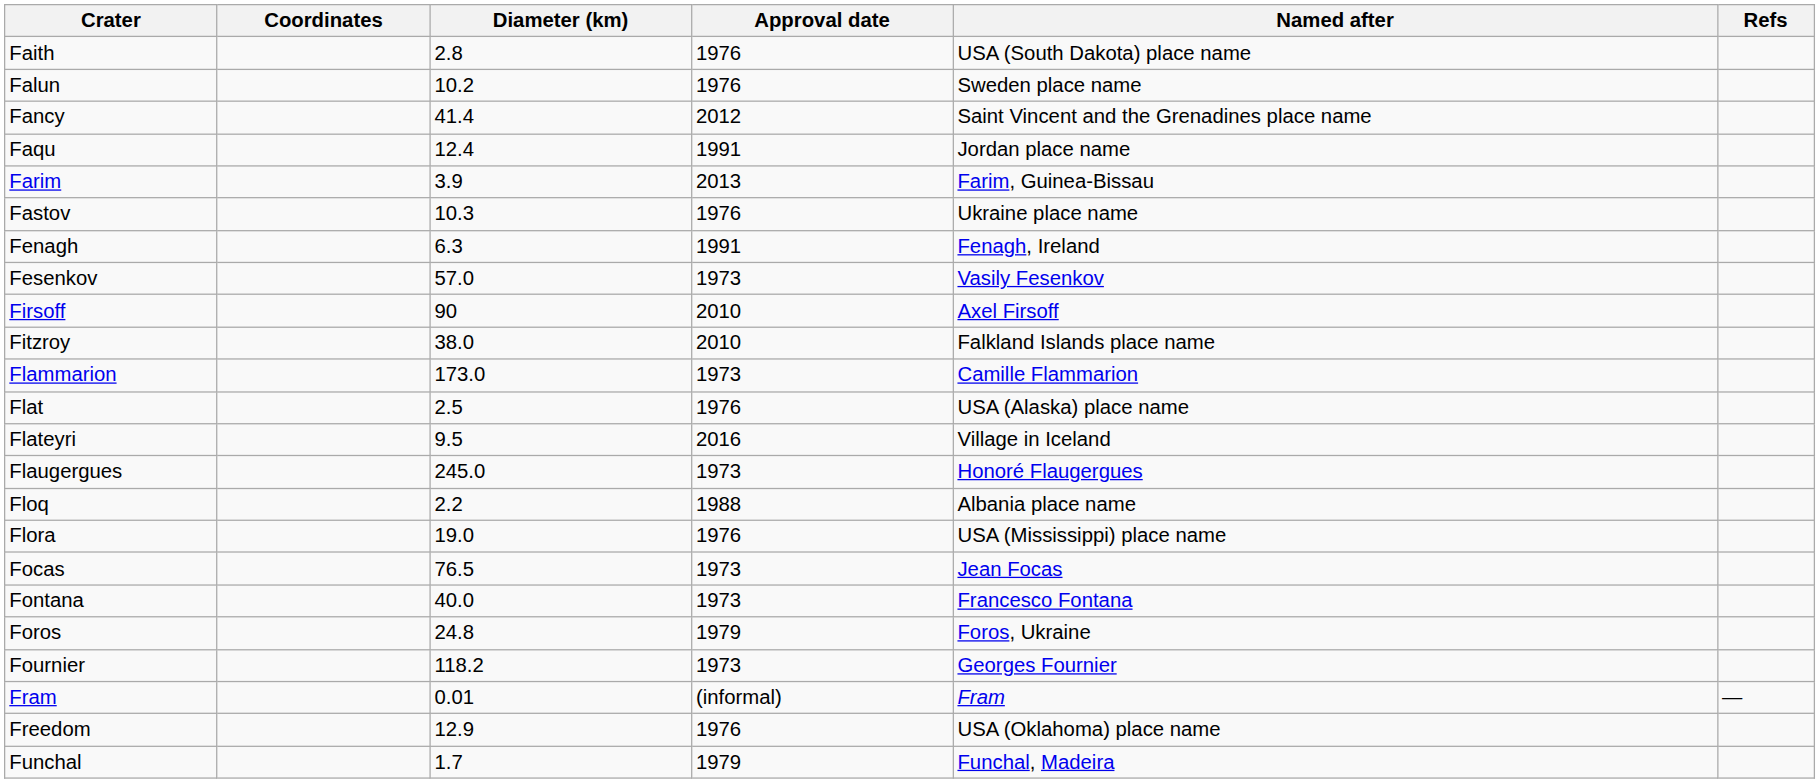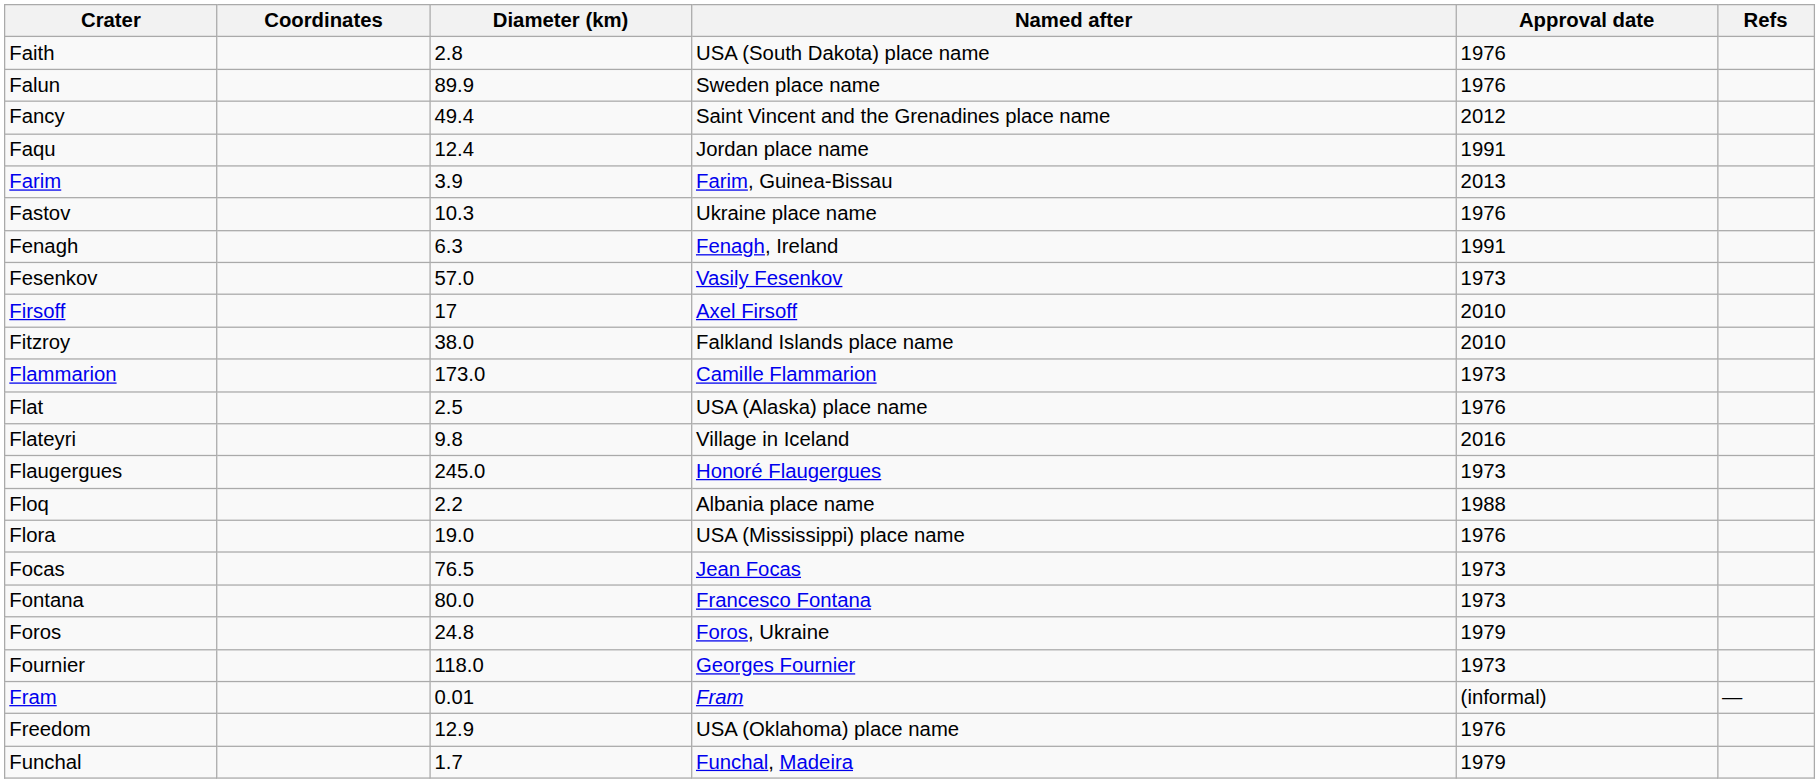columns swapped: (822, 20) <-> (1335, 20)
(454, 85) 10.2 -> (454, 85) 89.9
(454, 117) 41.4 -> (454, 117) 49.4
(446, 310) 90 -> (446, 310) 17
(449, 439) 9.5 -> (449, 439) 9.8
(454, 600) 40.0 -> (454, 600) 80.0
(459, 665) 118.2 -> (459, 665) 118.0
